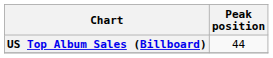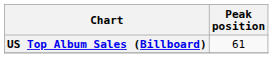(239, 44) 44 -> (239, 44) 61
